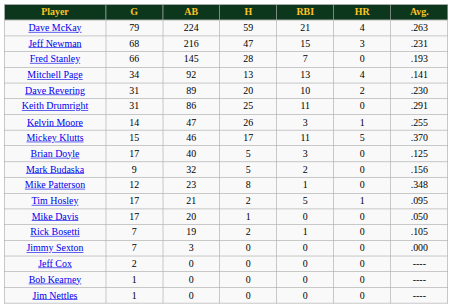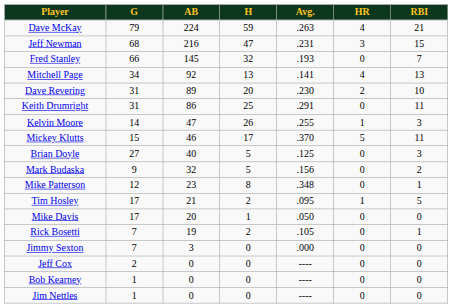columns swapped: (419, 12) <-> (305, 12)
(248, 59) 28 -> (248, 59) 32
(134, 153) 17 -> (134, 153) 27
